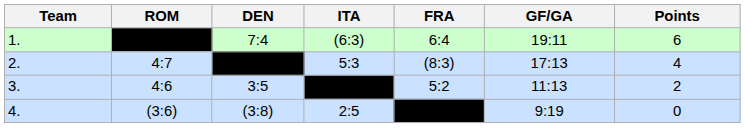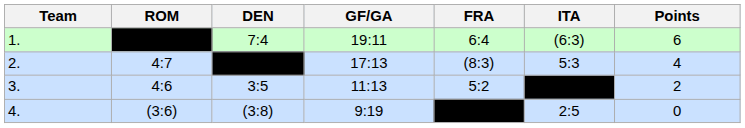columns swapped: (349, 16) <-> (549, 16)
